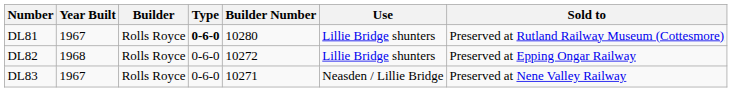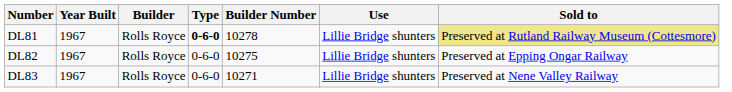(242, 35) 10280 -> (242, 35) 10278
(587, 35) no background -> (579, 35) khaki background
(72, 55) 1968 -> (72, 55) 1967
(242, 55) 10272 -> (242, 55) 10275
(383, 76) Neasden / Lillie Bridge -> (379, 76) Lillie Bridge shunters
